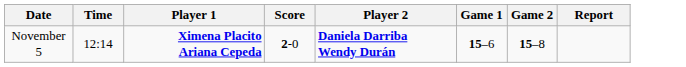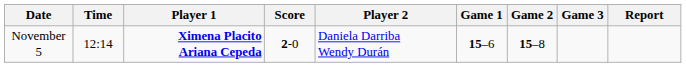+ column: (583, 15)
(363, 44) bold -> (359, 44) normal
